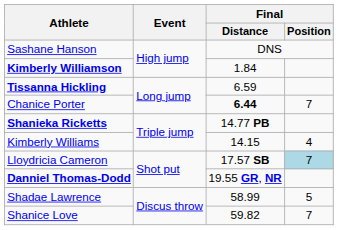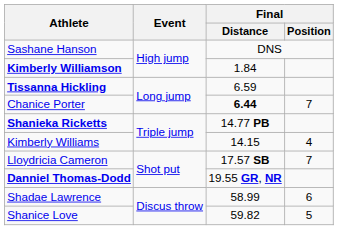(309, 160) lightblue background -> (309, 160) no background
(309, 197) 5 -> (309, 197) 6
(309, 216) 7 -> (309, 216) 5
